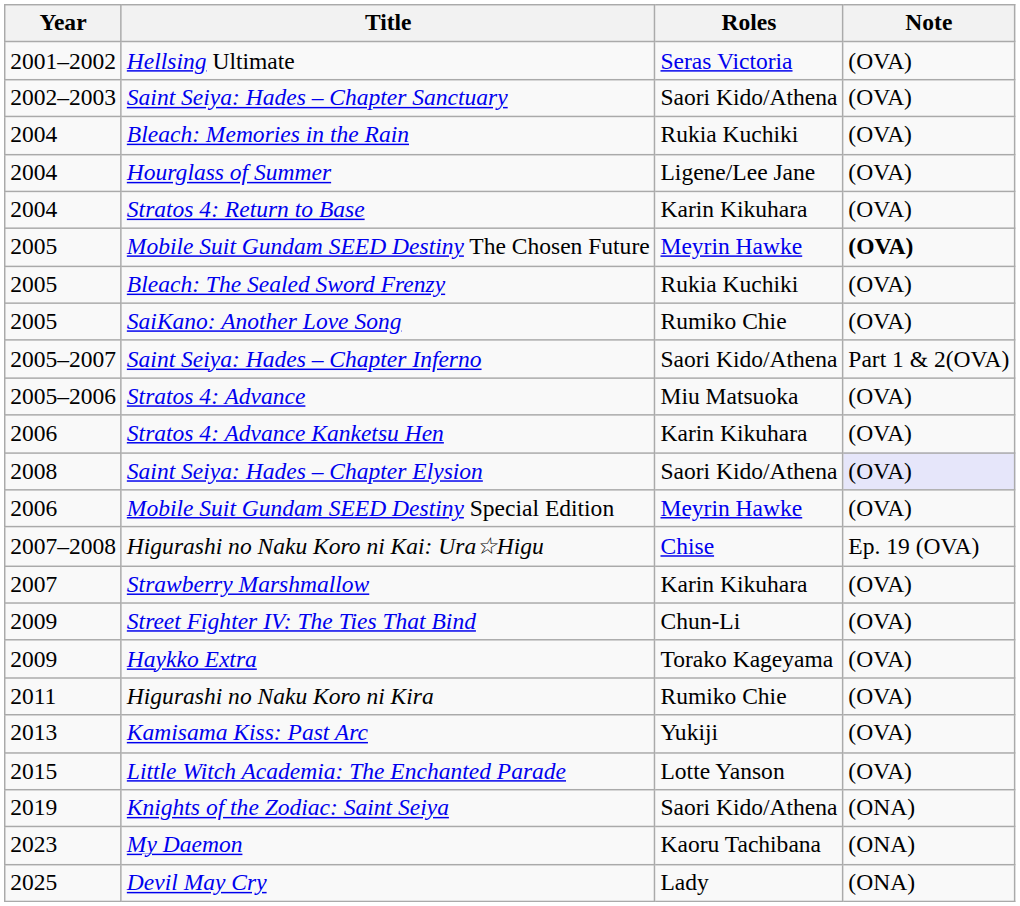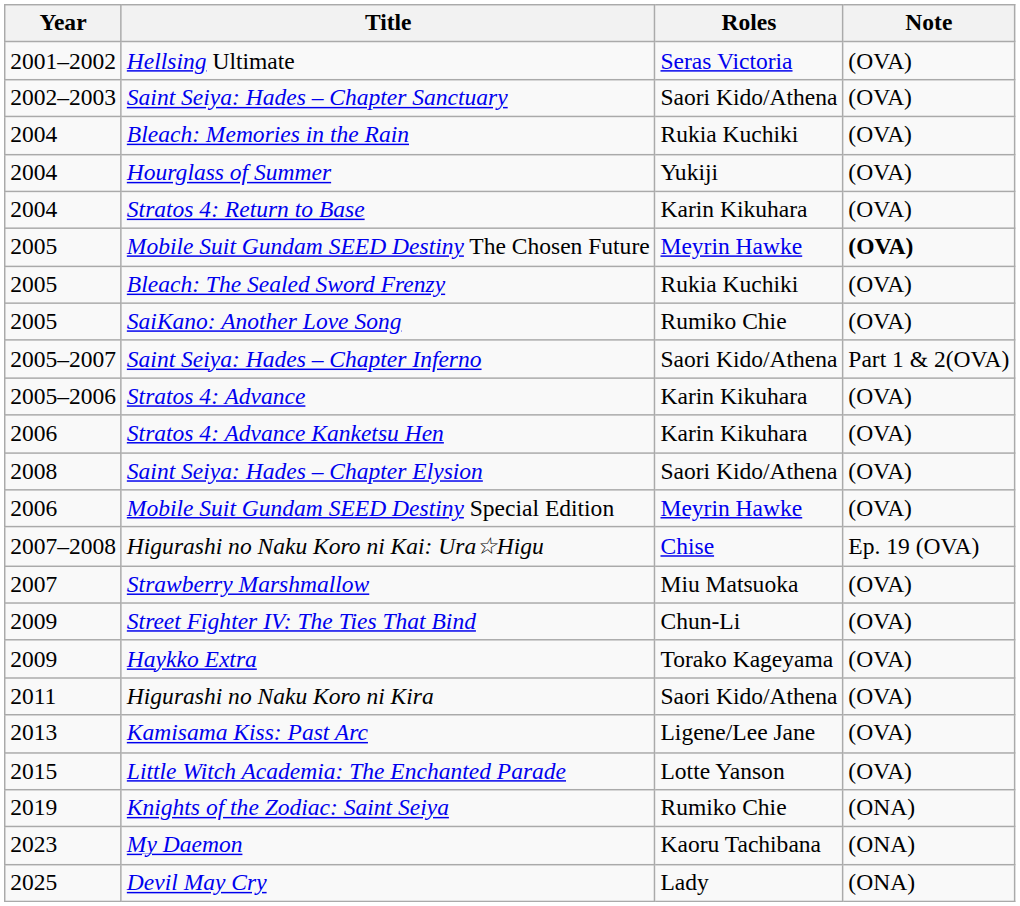(738, 172) Ligene/Lee Jane -> (689, 172) Yukiji
(729, 396) Miu Matsuoka -> (734, 396) Karin Kikuhara
(880, 470) lavender background -> (880, 470) no background
(734, 584) Karin Kikuhara -> (729, 584) Miu Matsuoka
(724, 696) Rumiko Chie -> (749, 696) Saori Kido/Athena
(689, 733) Yukiji -> (738, 733) Ligene/Lee Jane
(749, 807) Saori Kido/Athena -> (724, 807) Rumiko Chie
